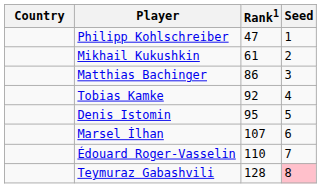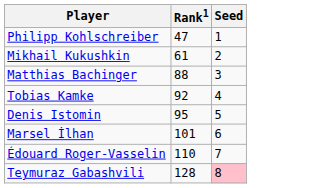- column: (39, 16)
(251, 76) 86 -> (181, 76) 88
(255, 134) 107 -> (185, 134) 101
